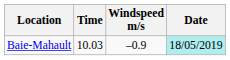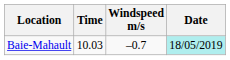(136, 45) –0.9 -> (136, 45) –0.7
